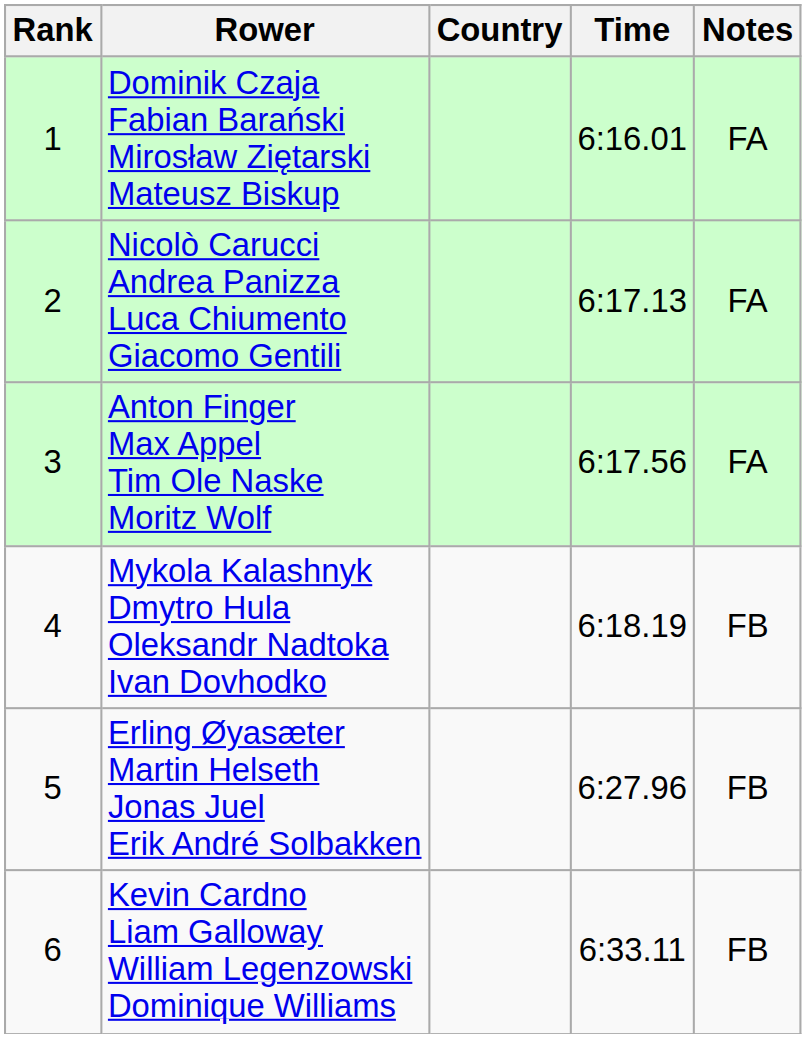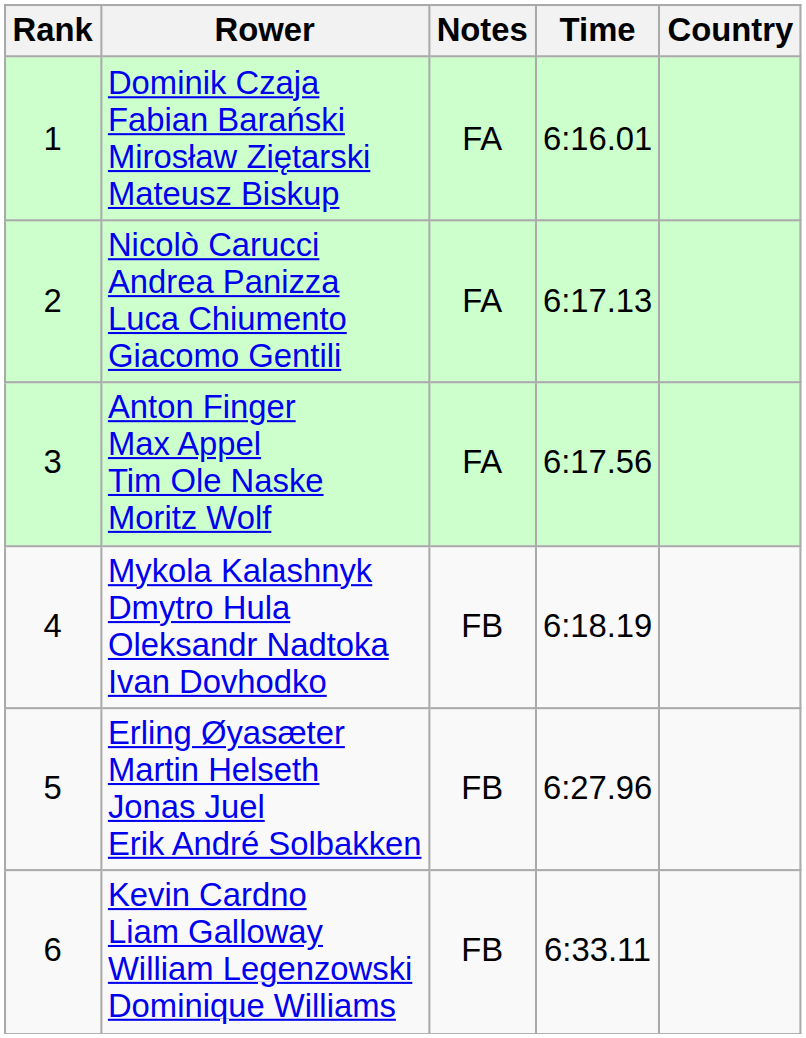columns swapped: (500, 30) <-> (748, 30)
